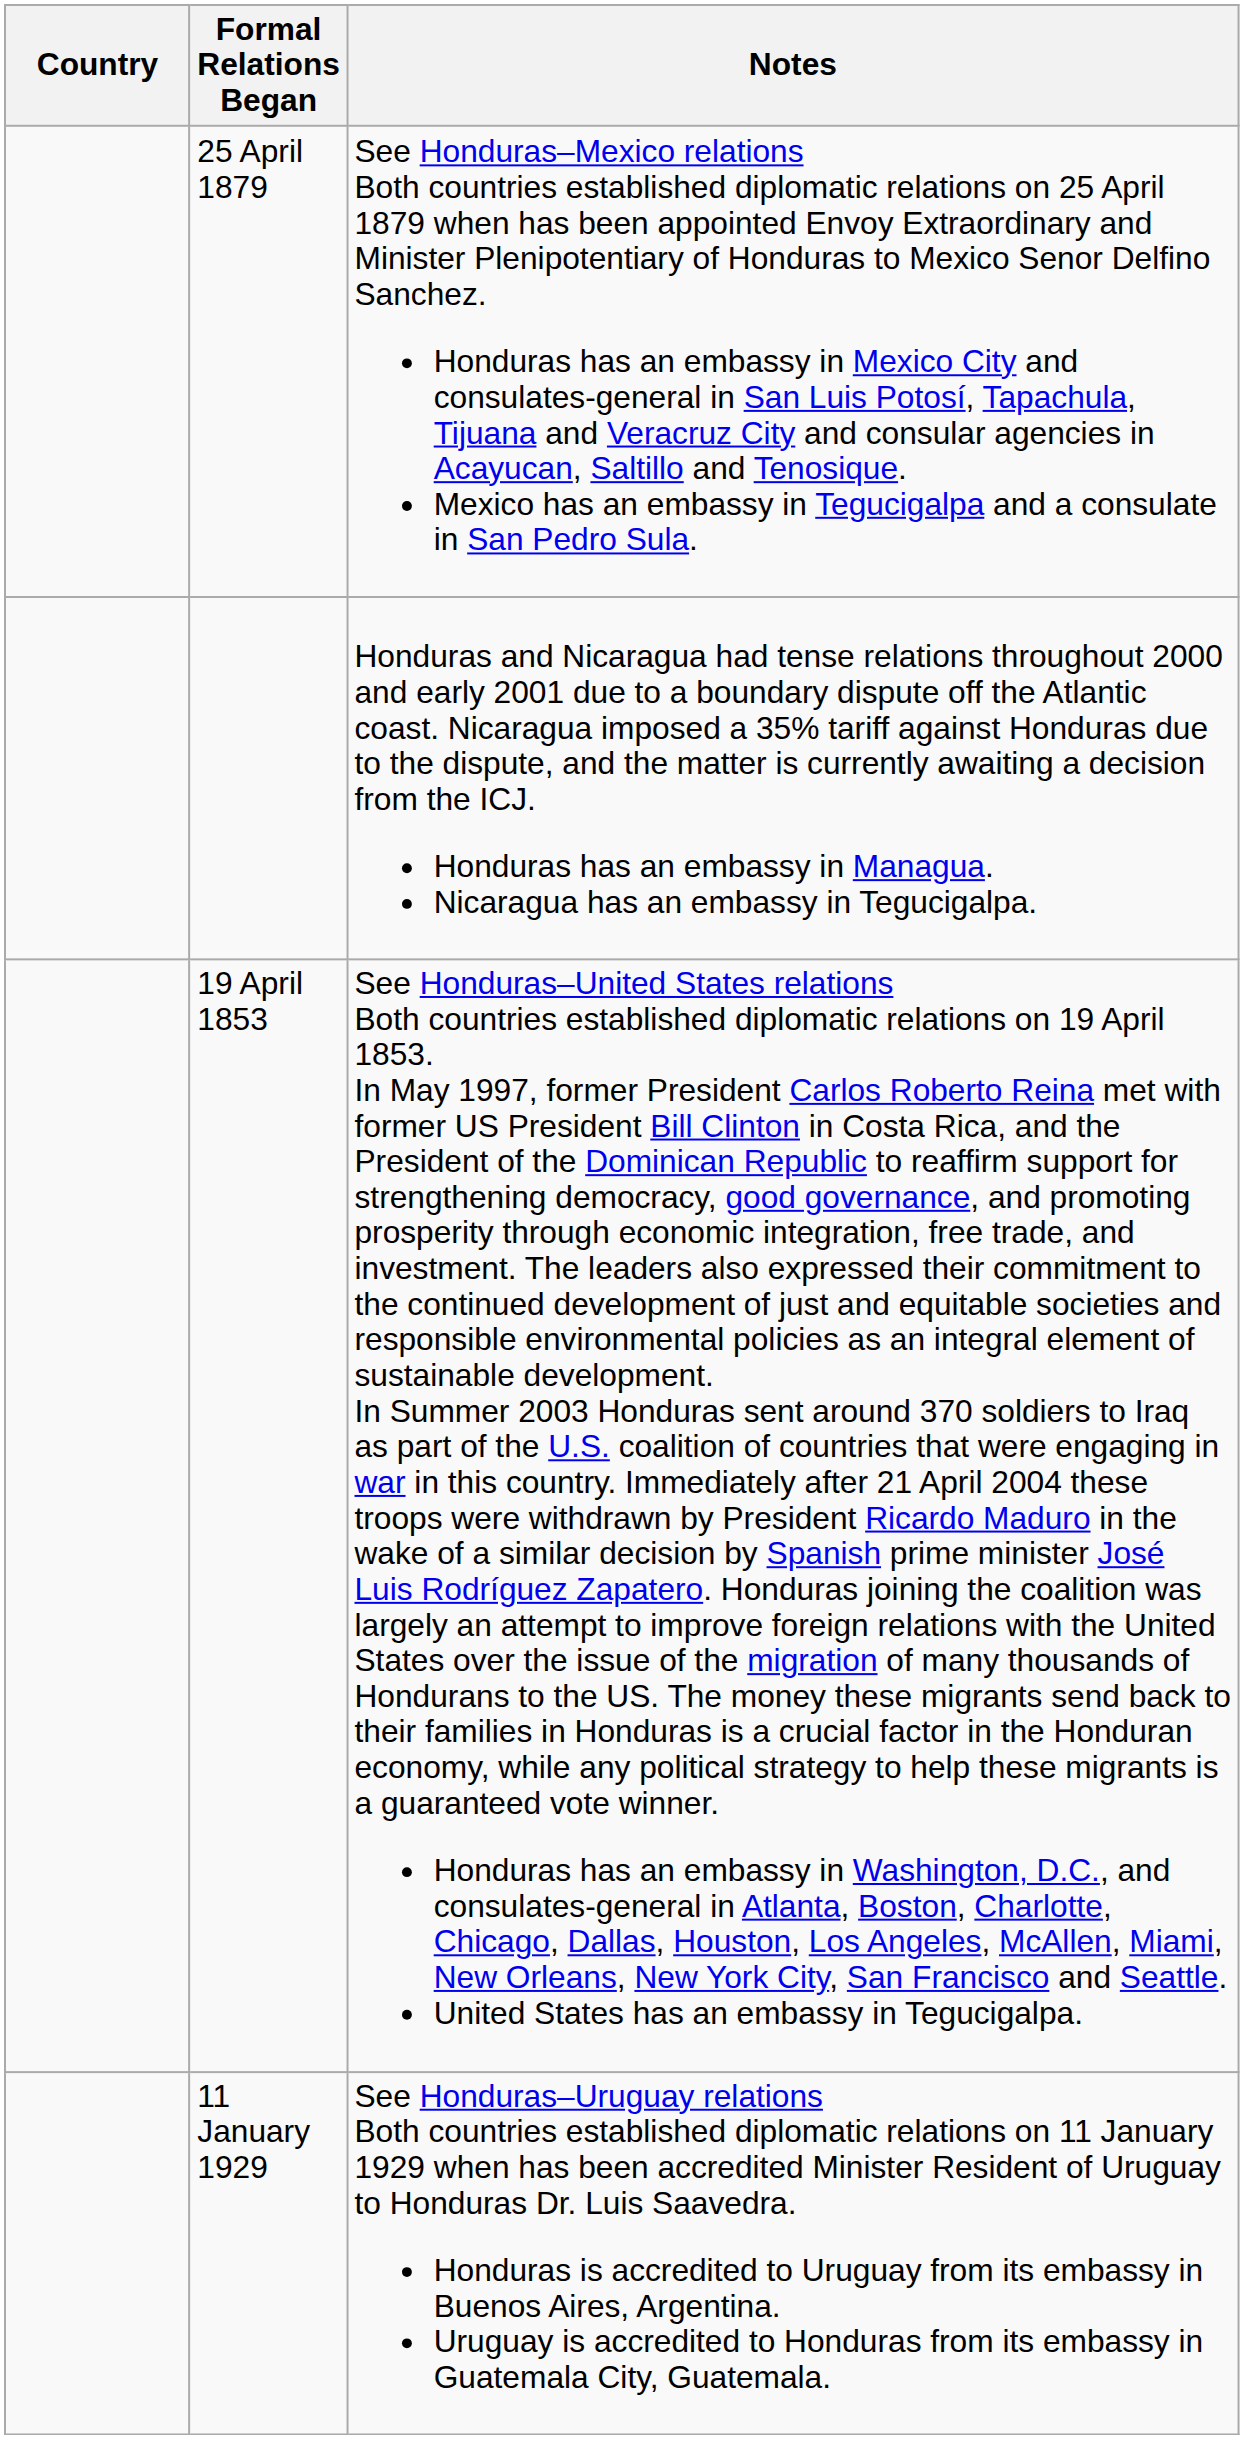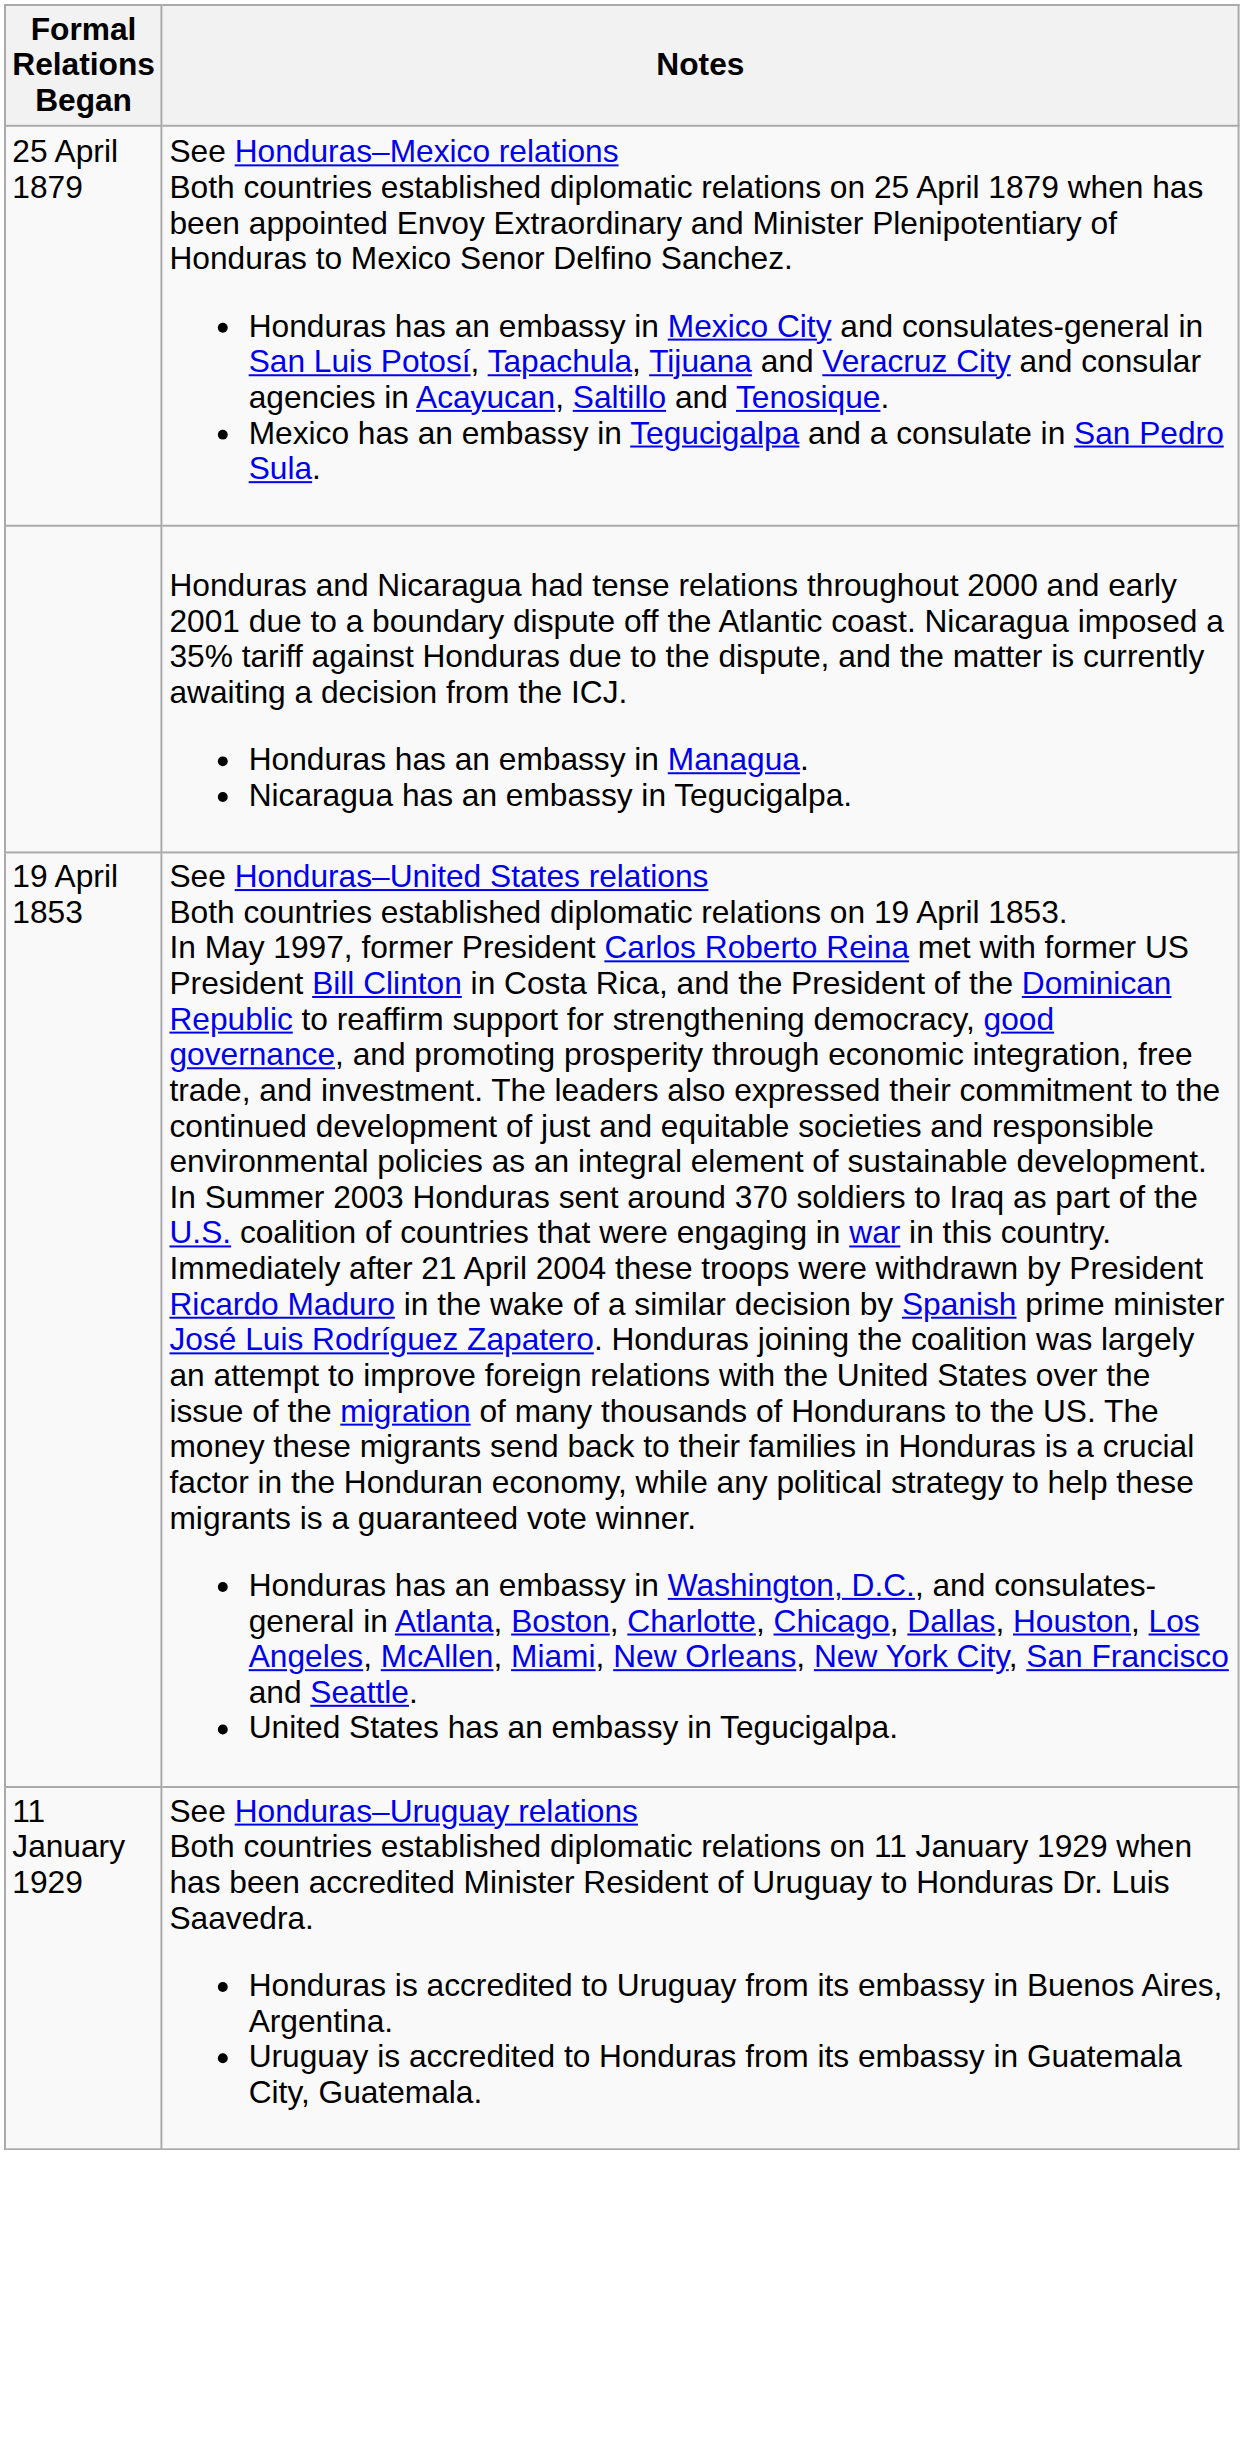- column: (97, 65)
